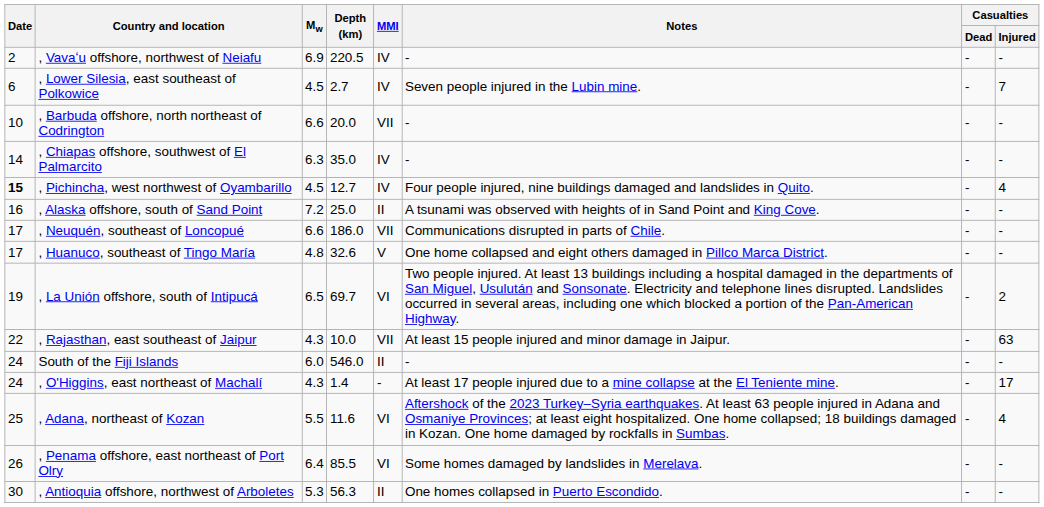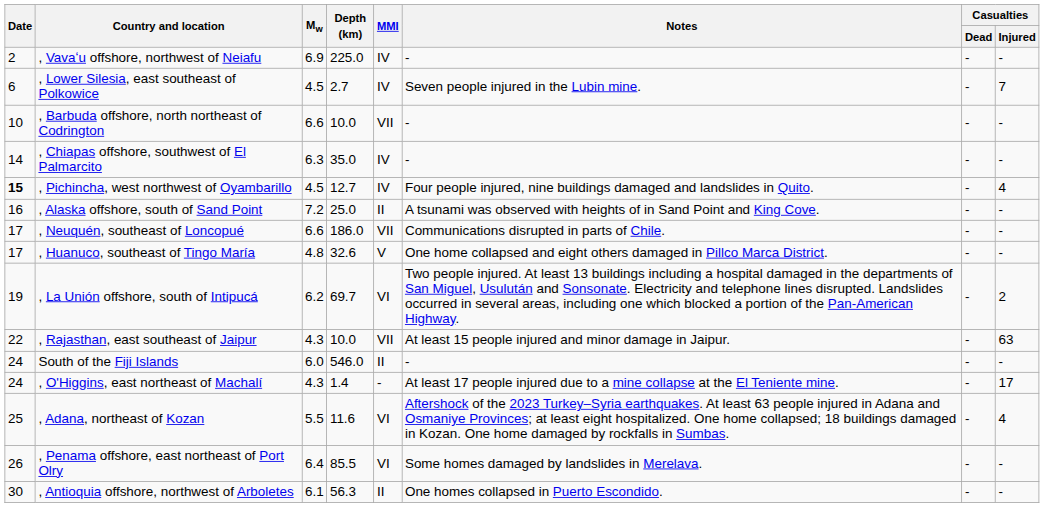(347, 57) 220.5 -> (347, 57) 225.0
(343, 123) 20.0 -> (343, 123) 10.0
(314, 296) 6.5 -> (314, 296) 6.2
(314, 492) 5.3 -> (314, 492) 6.1
